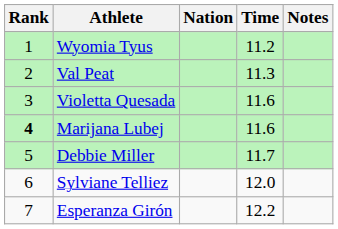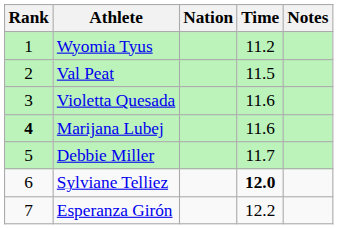(260, 73) 11.3 -> (260, 73) 11.5
(260, 182) normal -> (260, 182) bold
